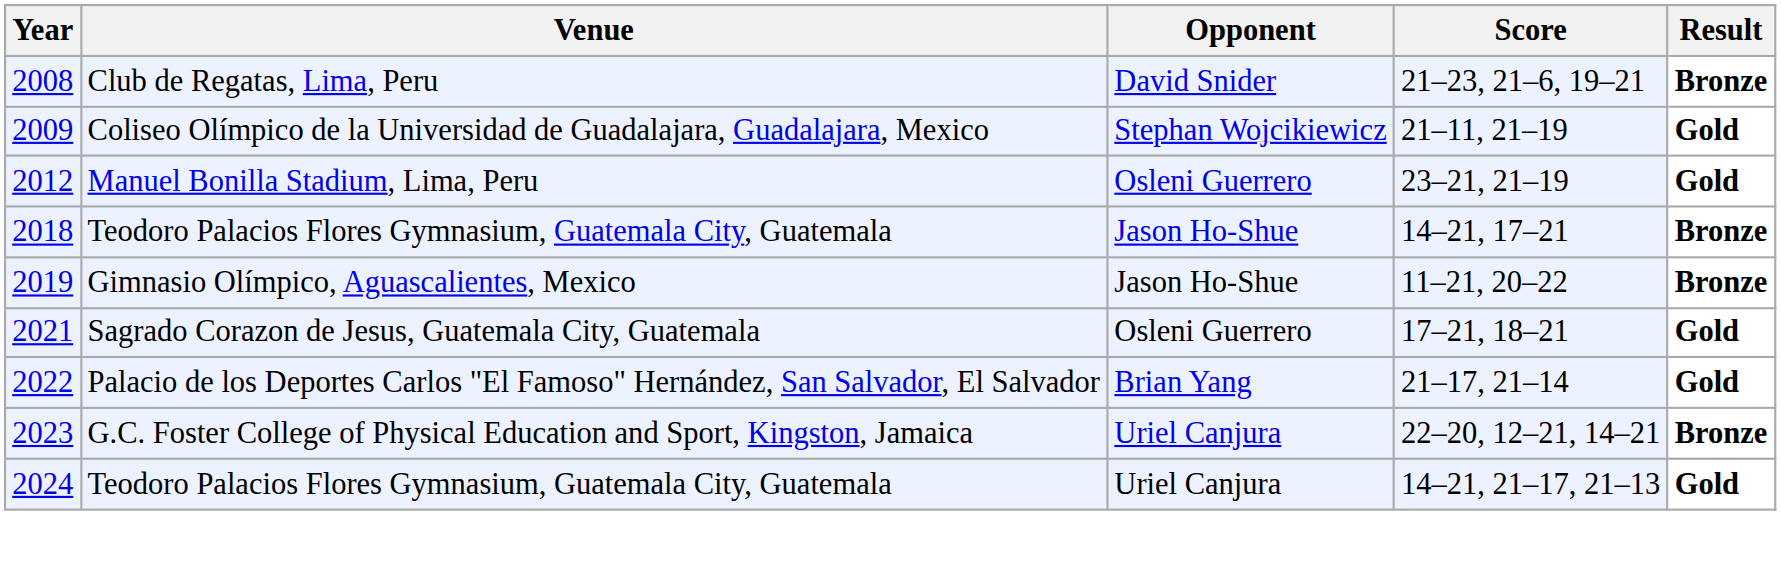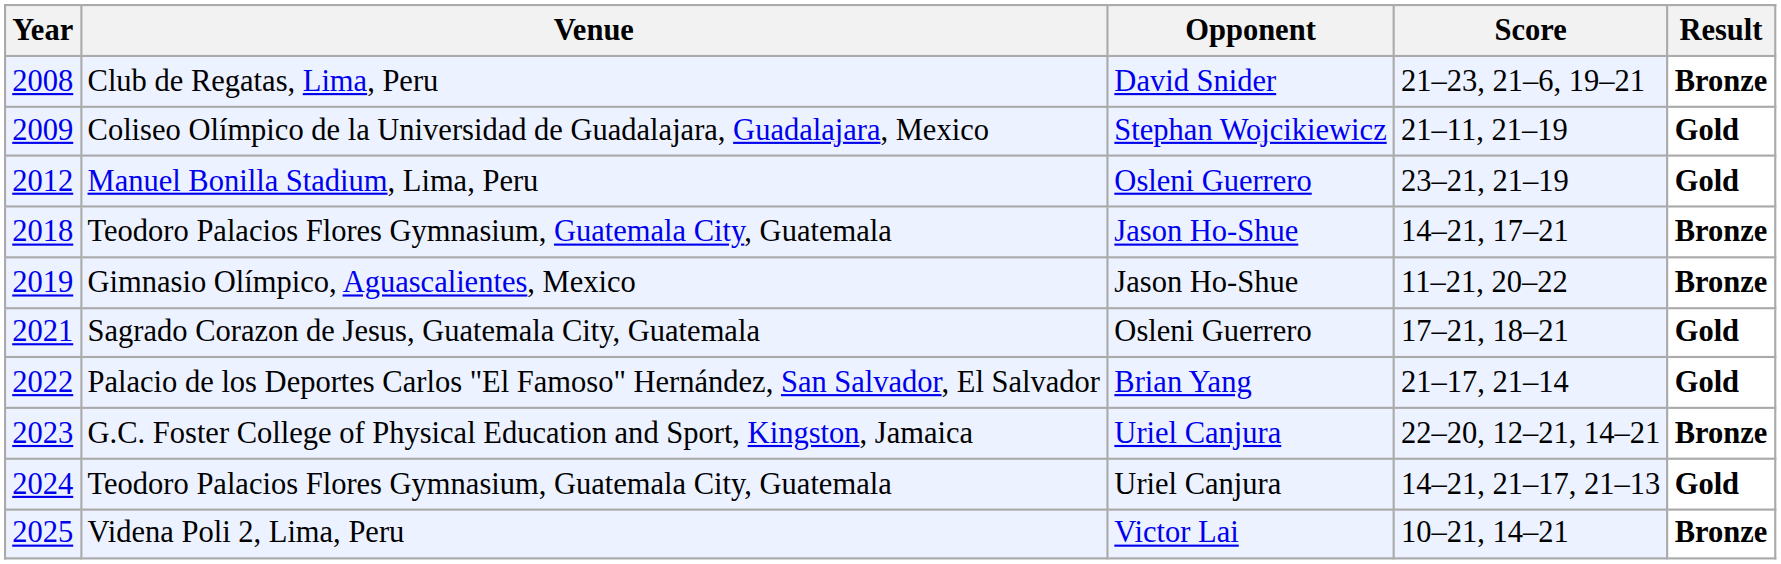+ row: (43, 533)
